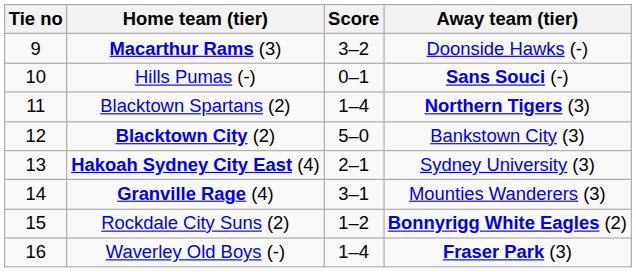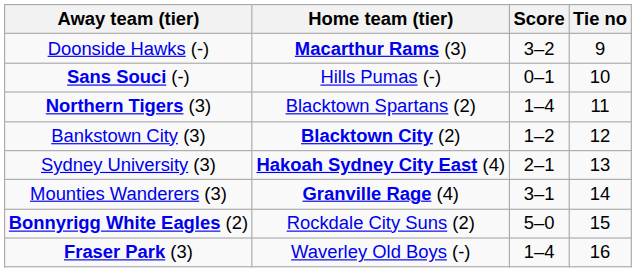columns swapped: (36, 19) <-> (507, 19)
(354, 135) 5–0 -> (539, 135) 1–2
(354, 223) 1–2 -> (539, 223) 5–0
